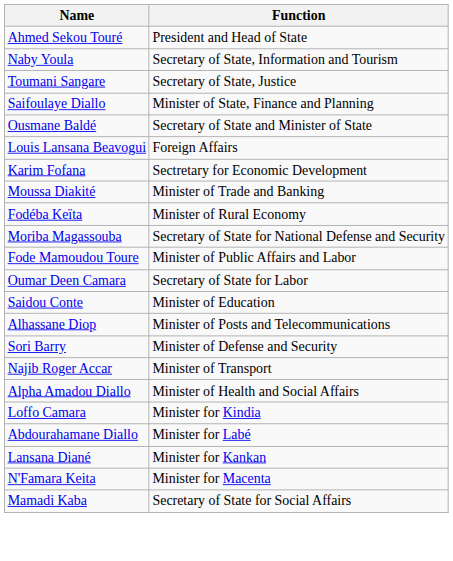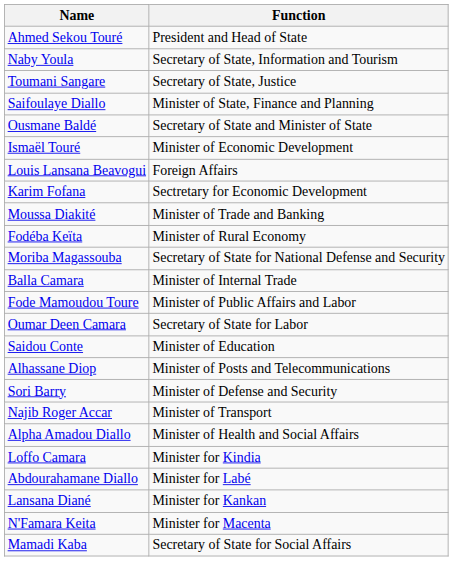+ row: (44, 147)
+ row: (46, 280)
